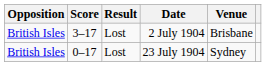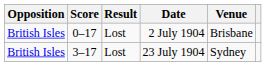(85, 33) 3–17 -> (85, 33) 0–17
(85, 52) 0–17 -> (85, 52) 3–17
